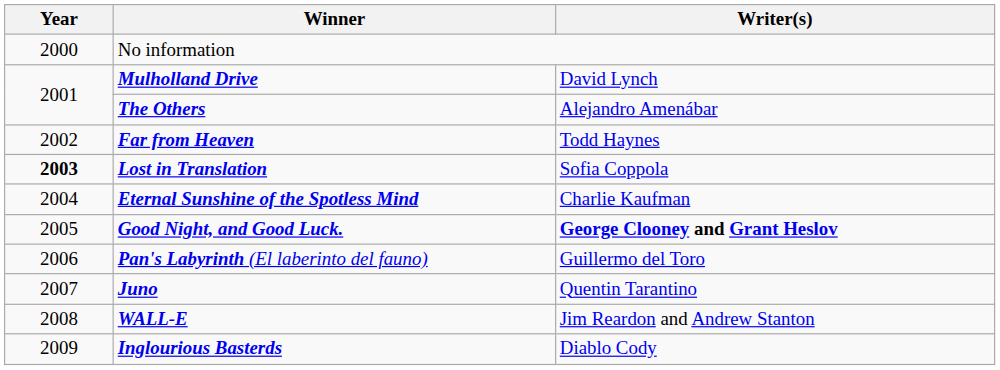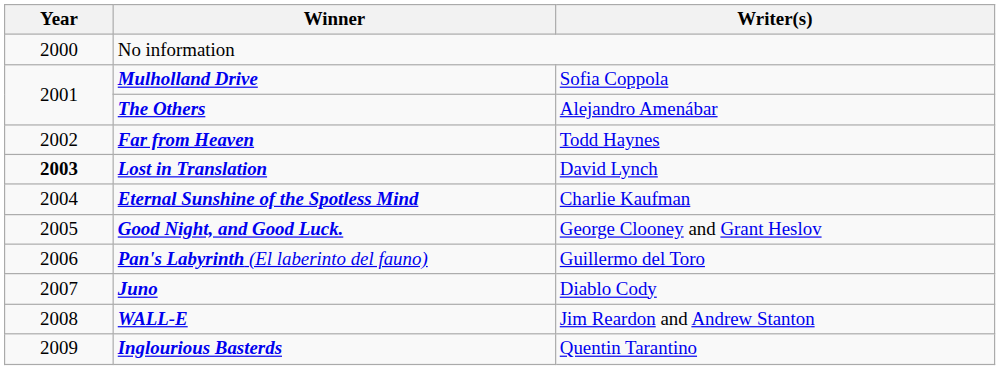(609, 79) David Lynch -> (614, 79) Sofia Coppola
(614, 169) Sofia Coppola -> (609, 169) David Lynch
(699, 229) bold -> (691, 229) normal
(628, 288) Quentin Tarantino -> (608, 288) Diablo Cody
(608, 348) Diablo Cody -> (628, 348) Quentin Tarantino
